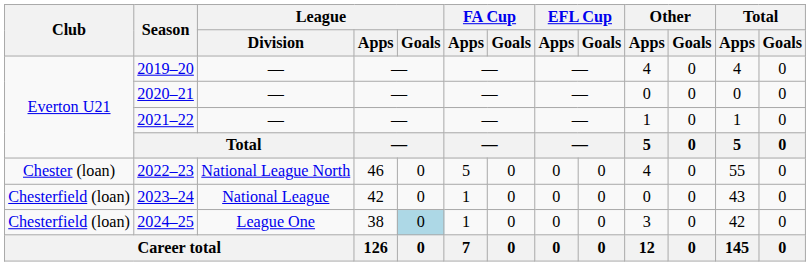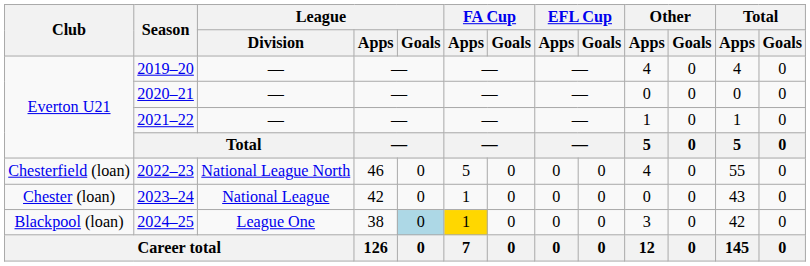(69, 171) Chester (loan) -> (69, 171) Chesterfield (loan)
(69, 196) Chesterfield (loan) -> (69, 196) Chester (loan)
(69, 222) Chesterfield (loan) -> (69, 222) Blackpool (loan)
(466, 222) no background -> (466, 222) gold background
